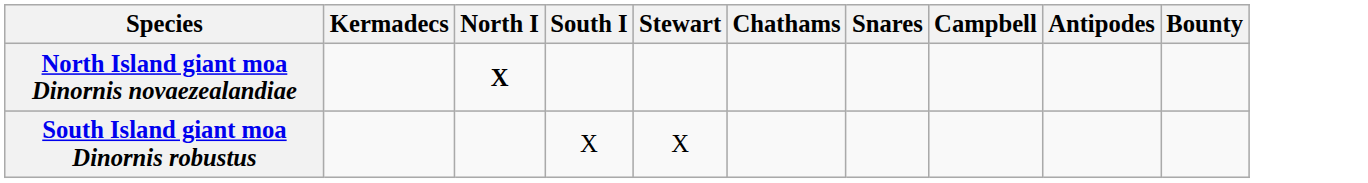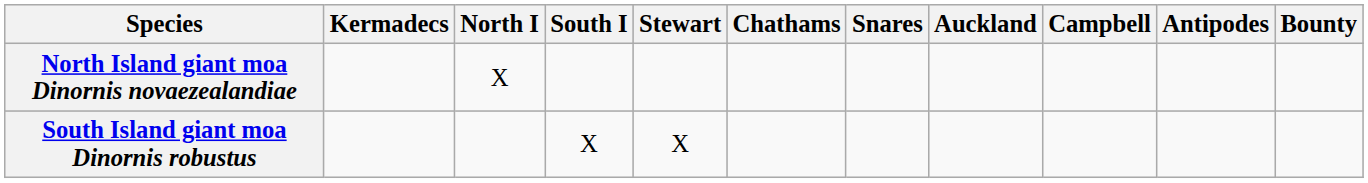+ column: (985, 24)
(500, 76) bold -> (500, 76) normal
